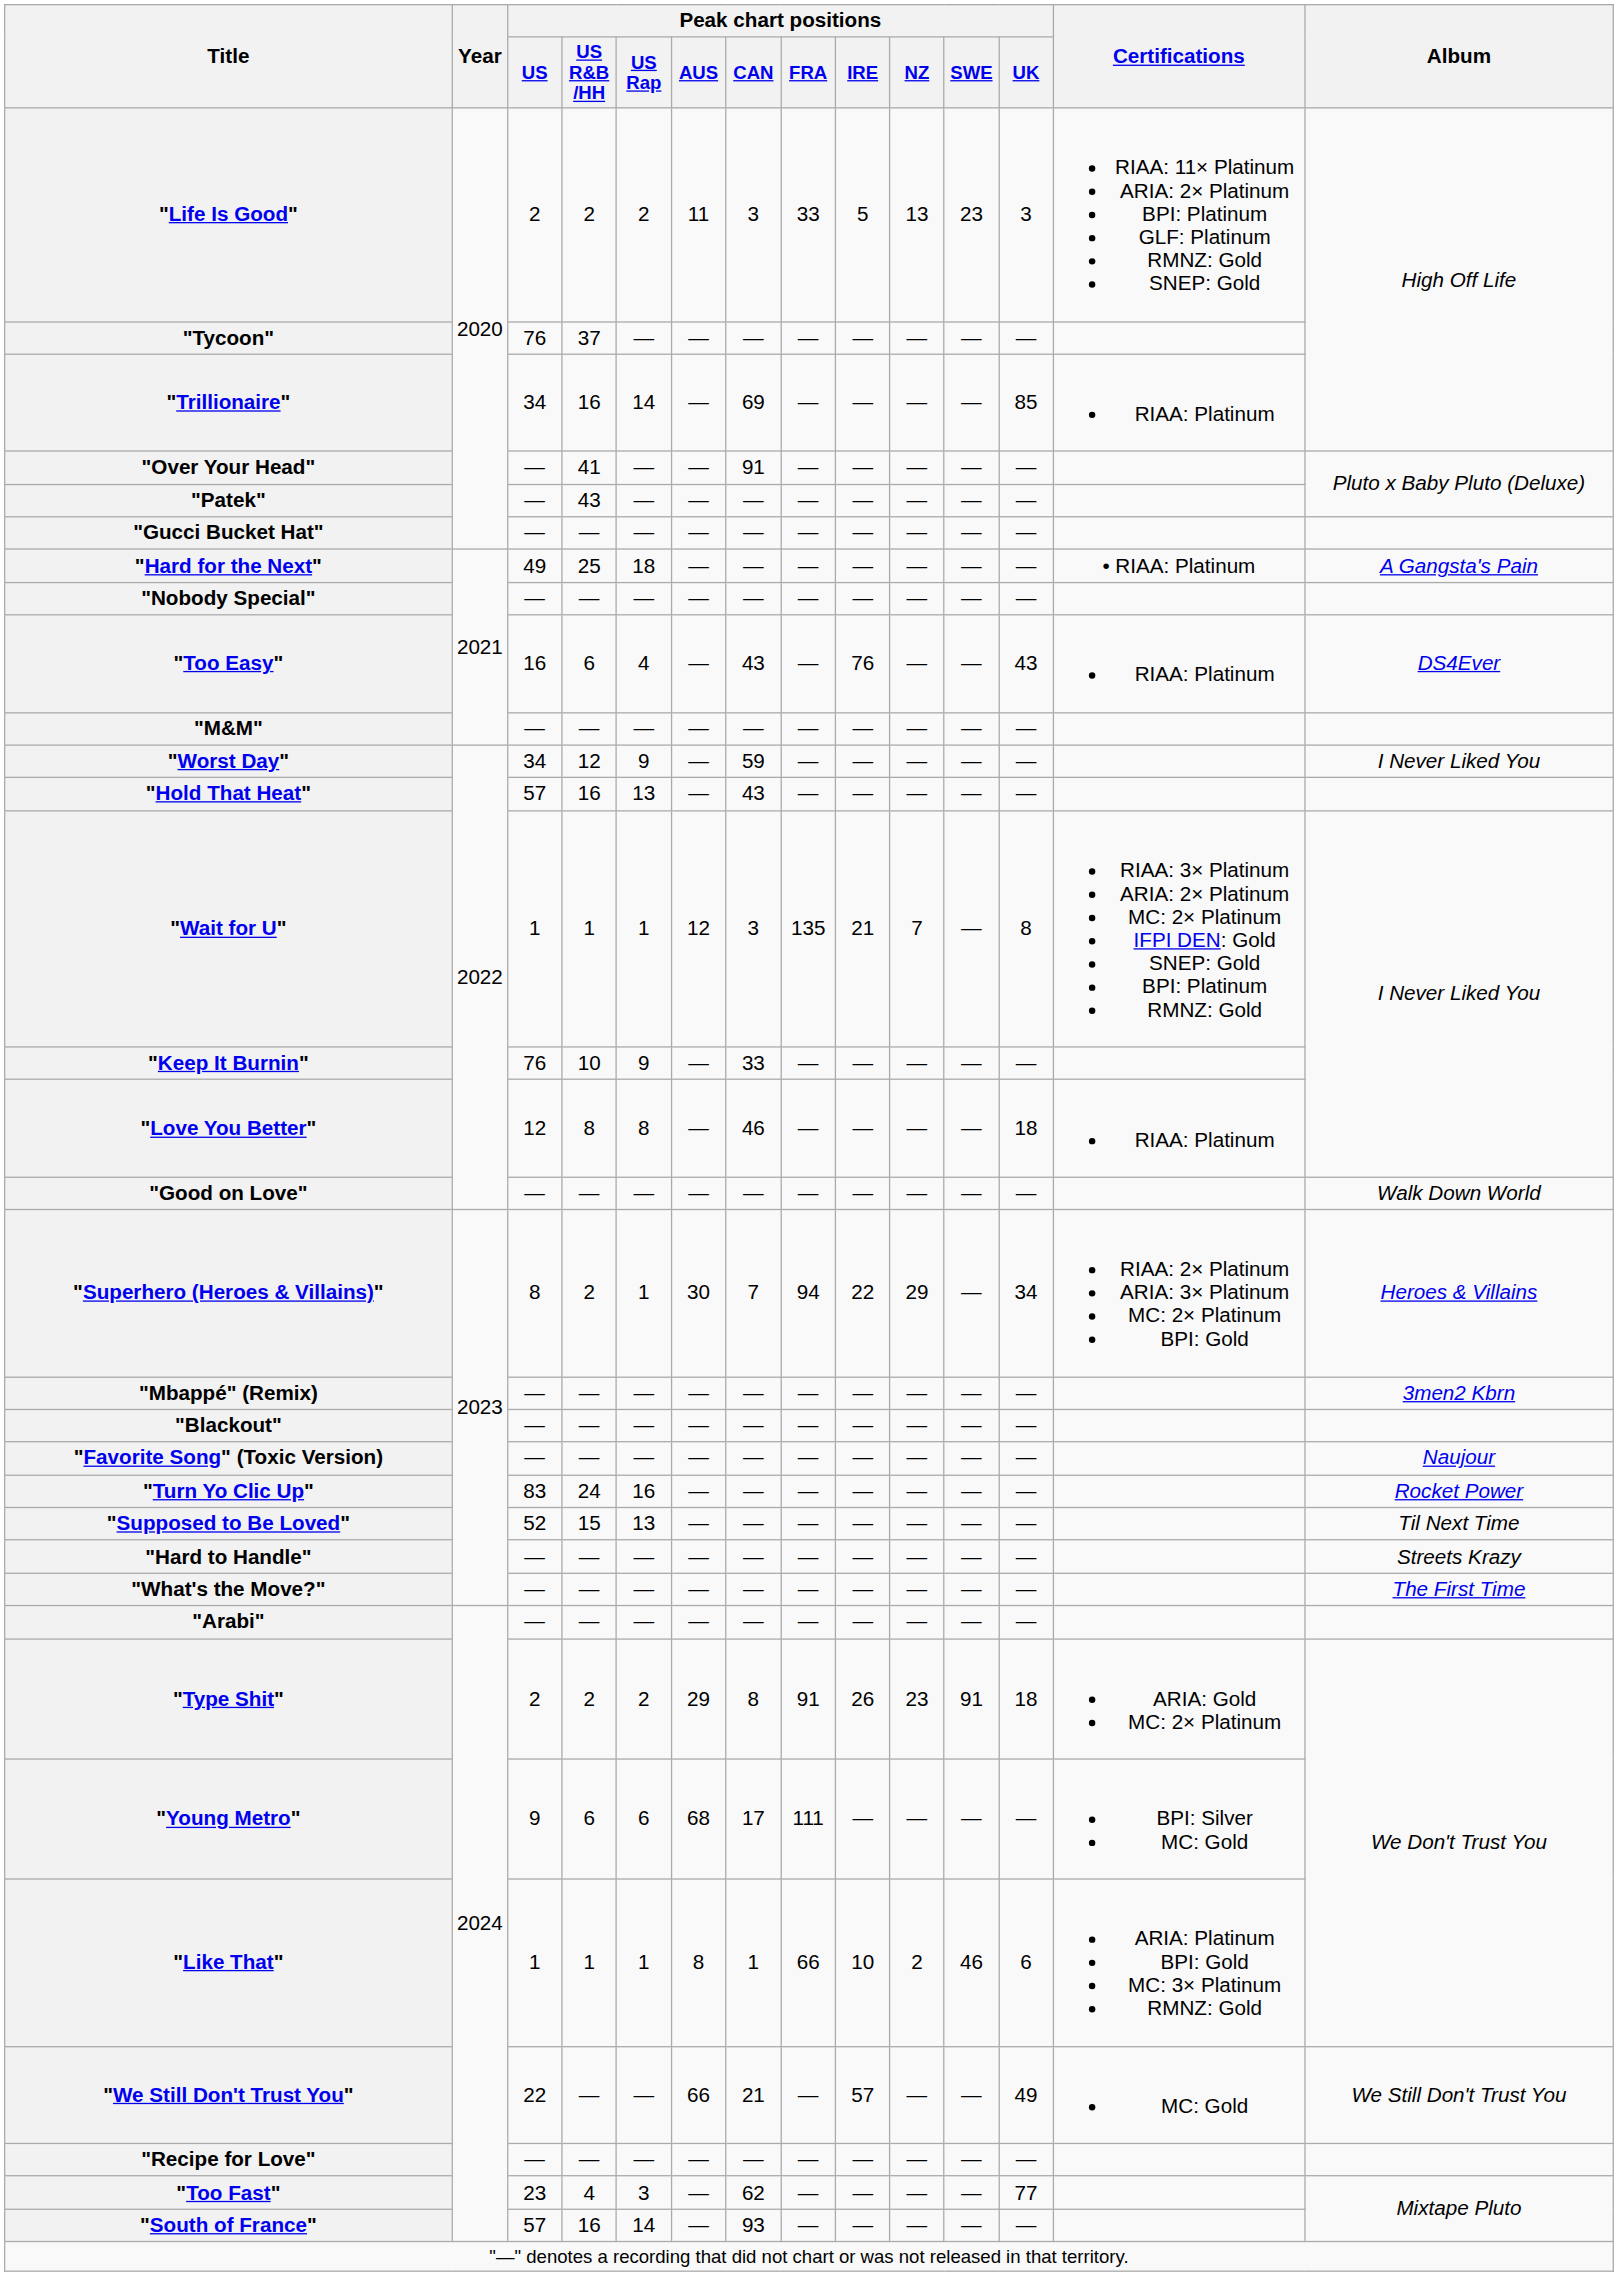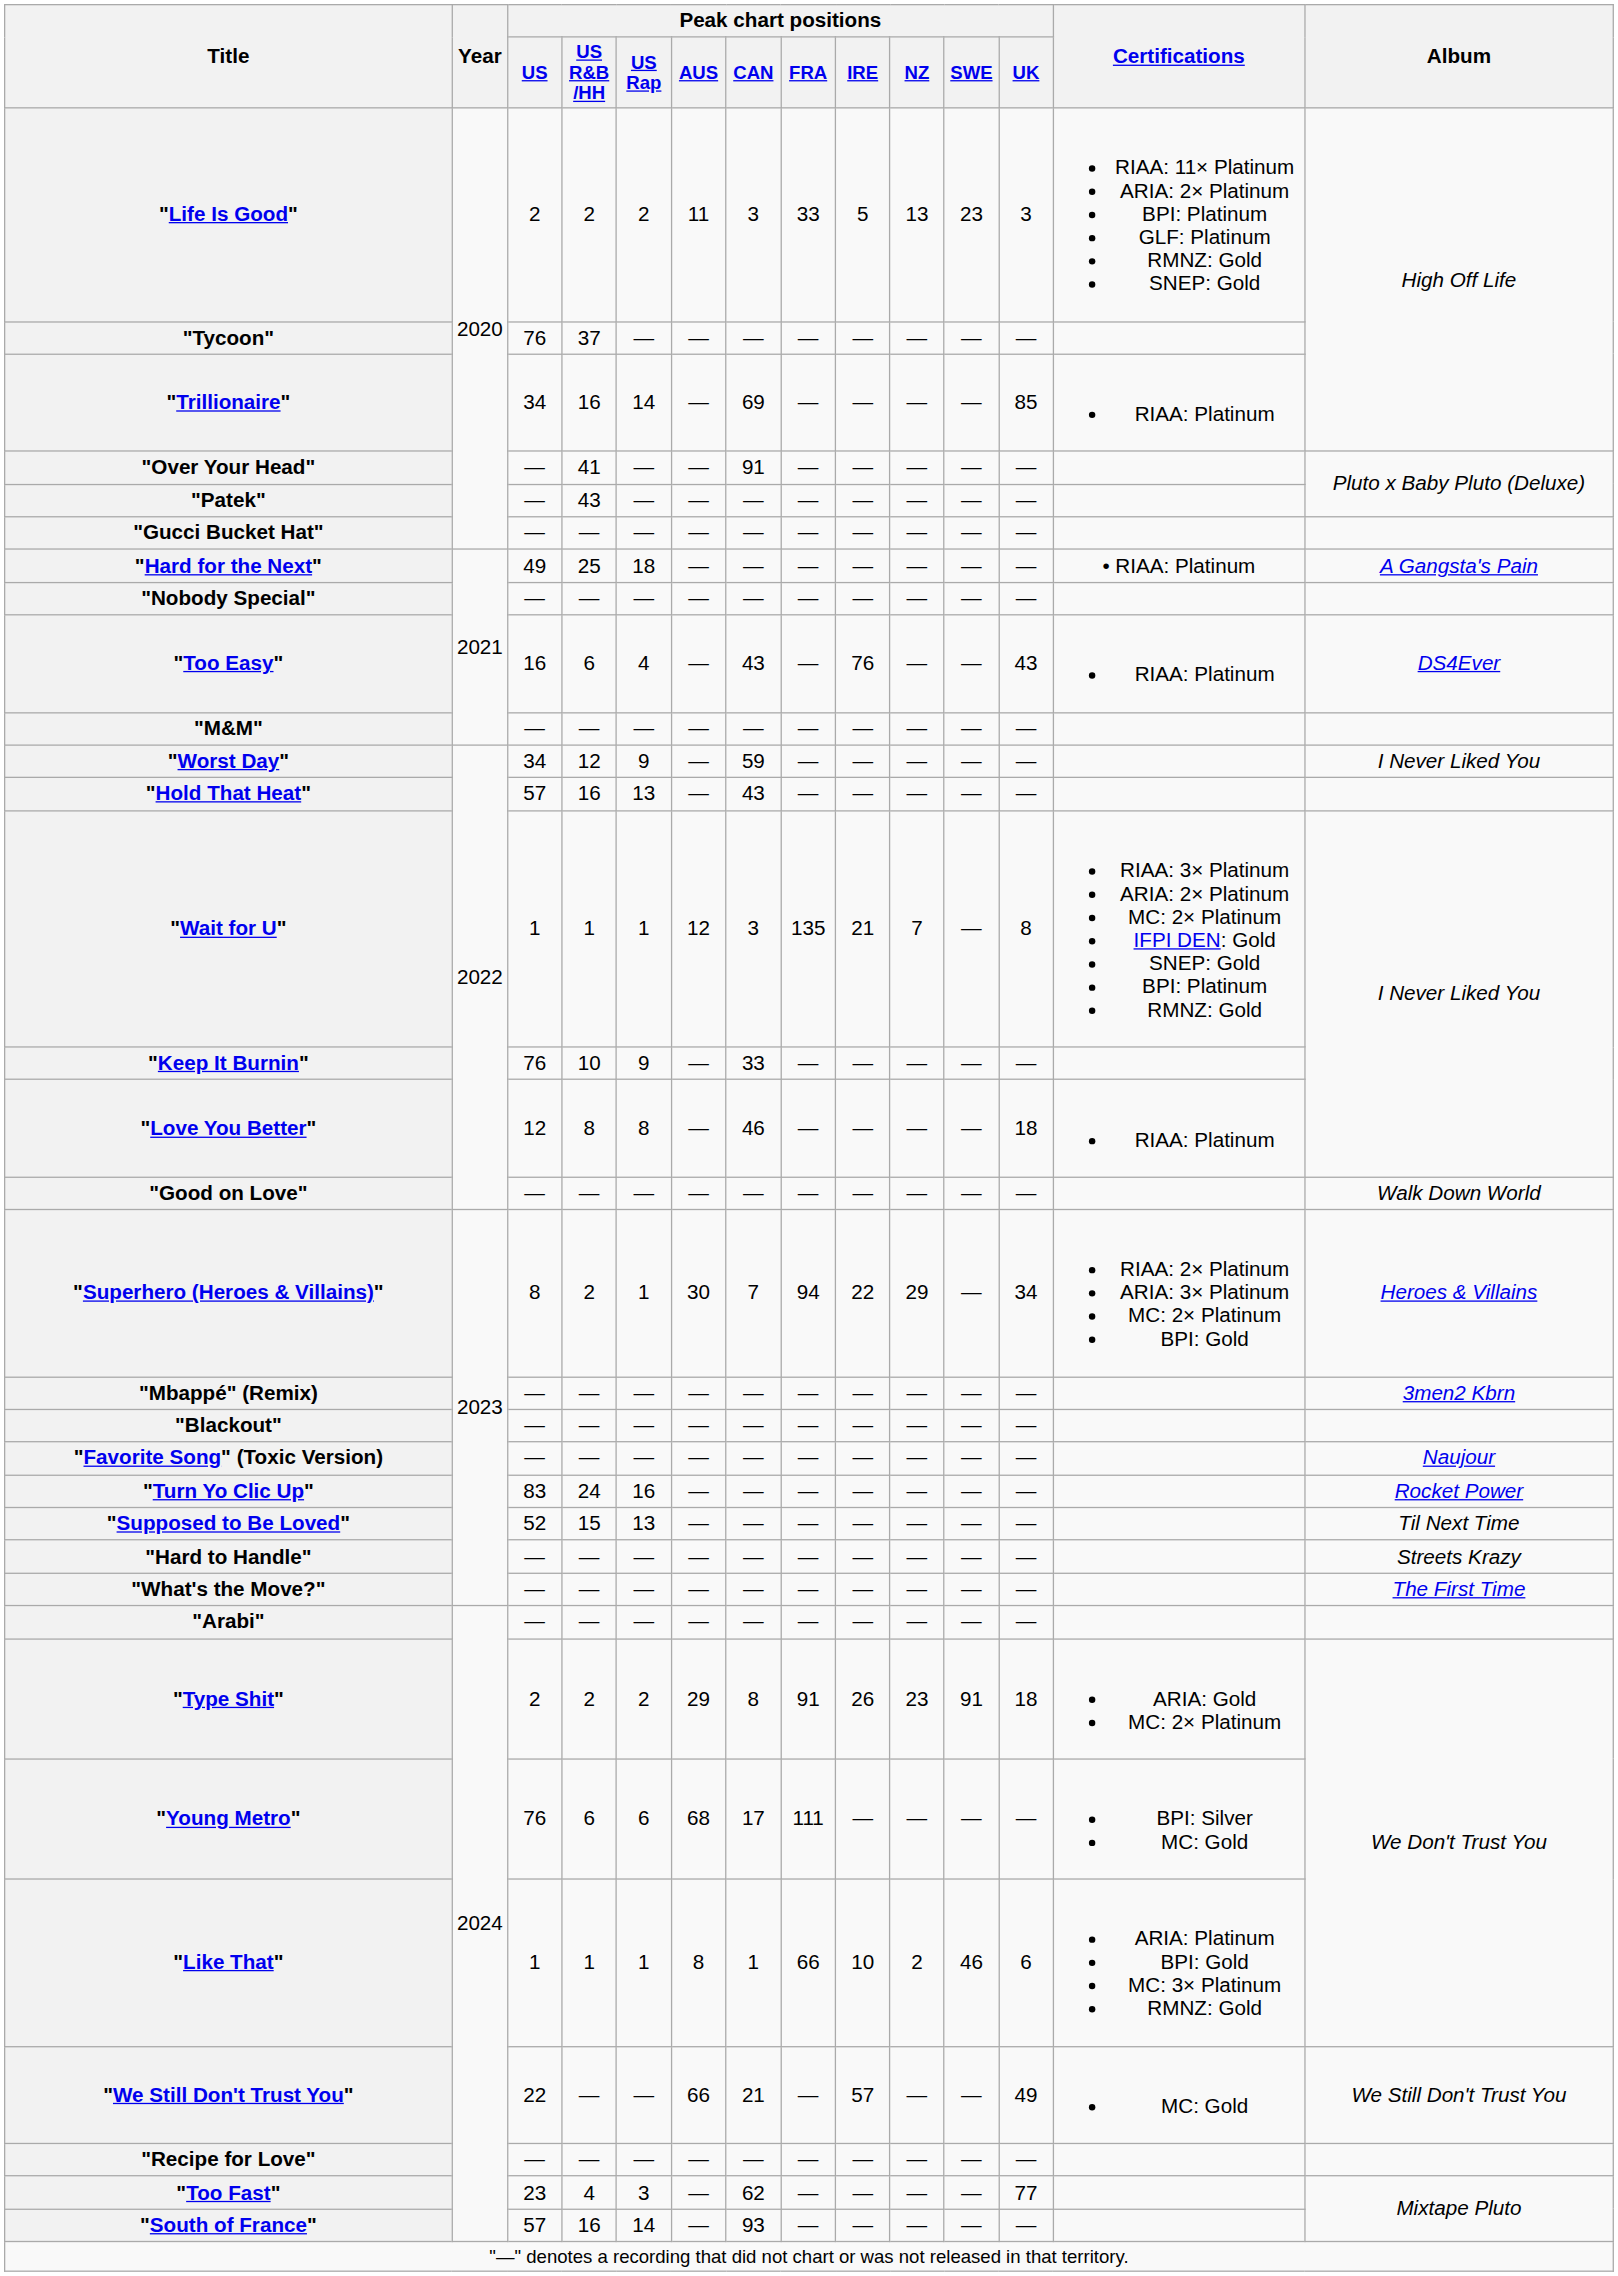(535, 1818) 9 -> (535, 1818) 76
